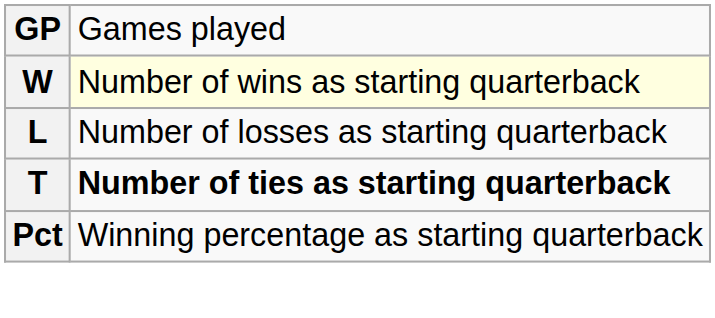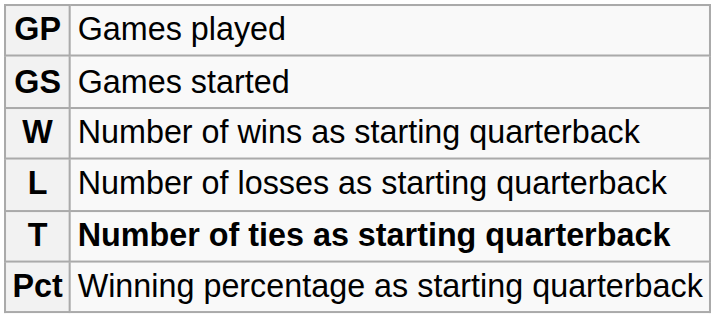+ row: (38, 81)
(359, 81) lightyellow background -> (359, 132) no background
